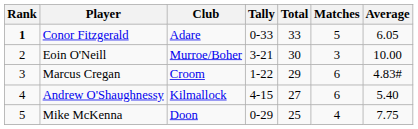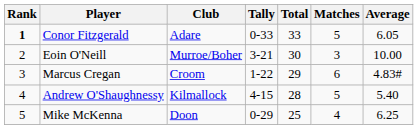(294, 94) 27 -> (294, 94) 28
(337, 94) 6 -> (337, 94) 5
(388, 114) 7.75 -> (388, 114) 6.25
